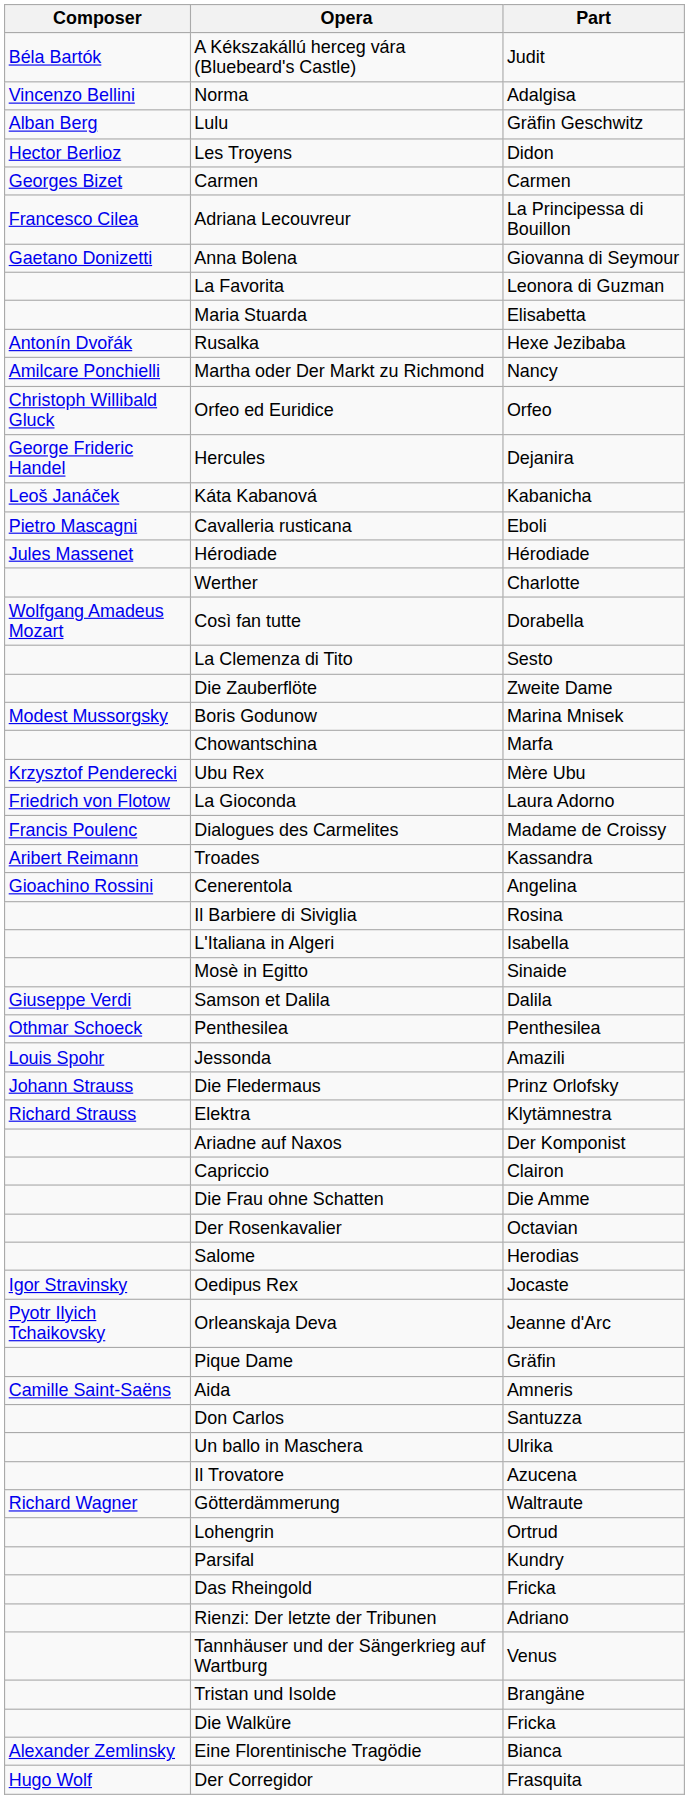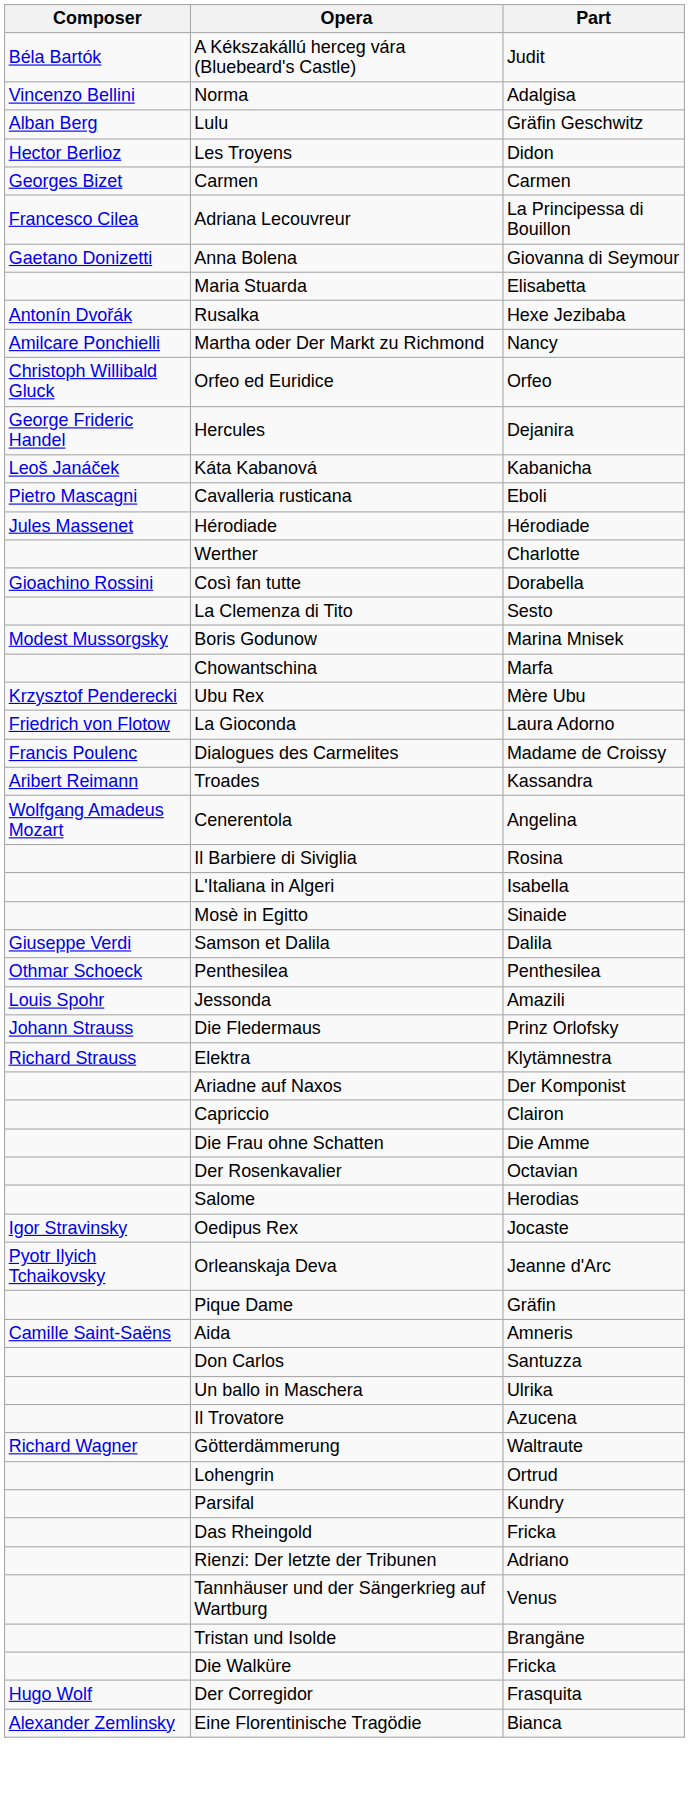- row: (239, 286)
(86, 620) Wolfgang Amadeus Mozart -> (81, 582) Gioachino Rossini
- row: (256, 687)
(81, 886) Gioachino Rossini -> (86, 819) Wolfgang Amadeus Mozart
rows swapped: (254, 1779) <-> (308, 1751)
